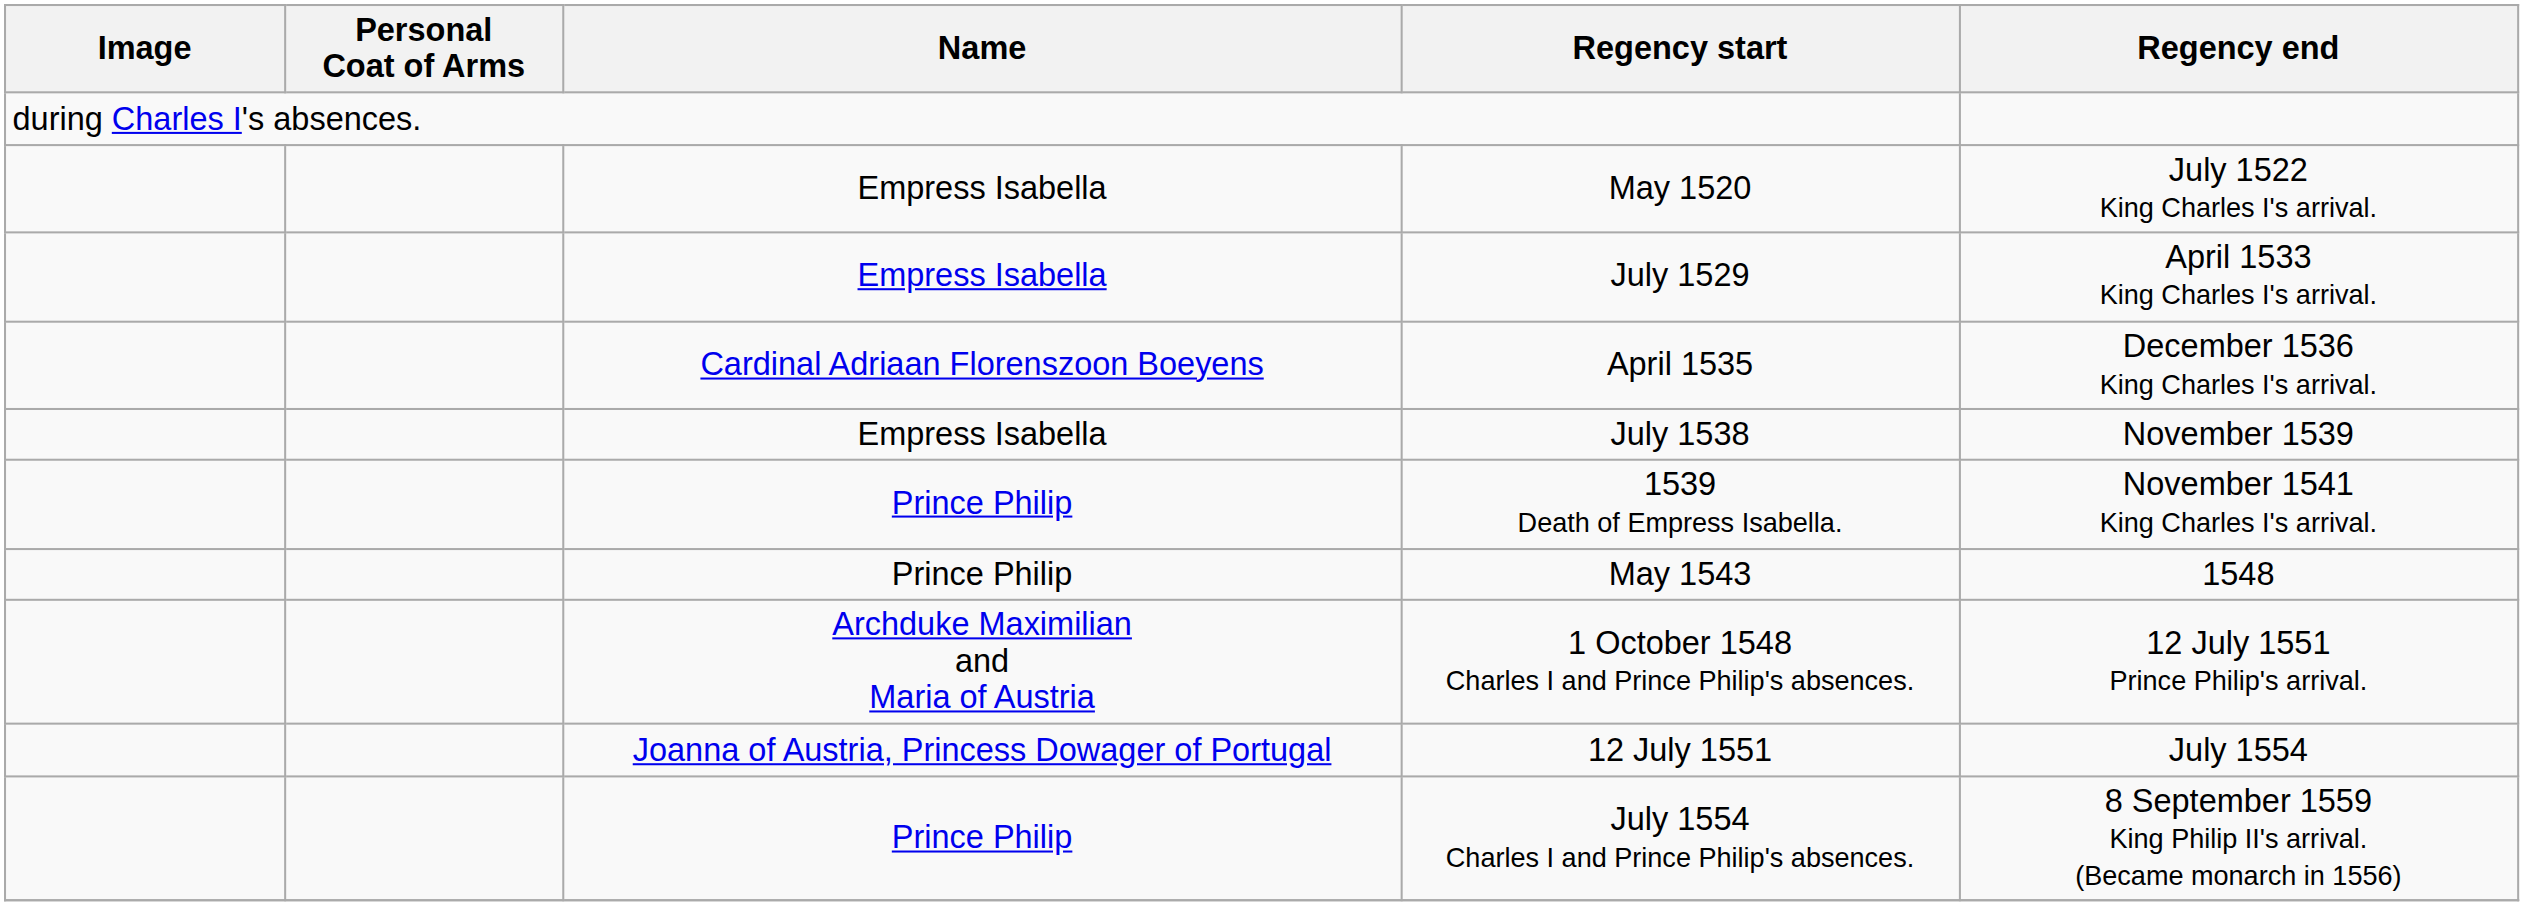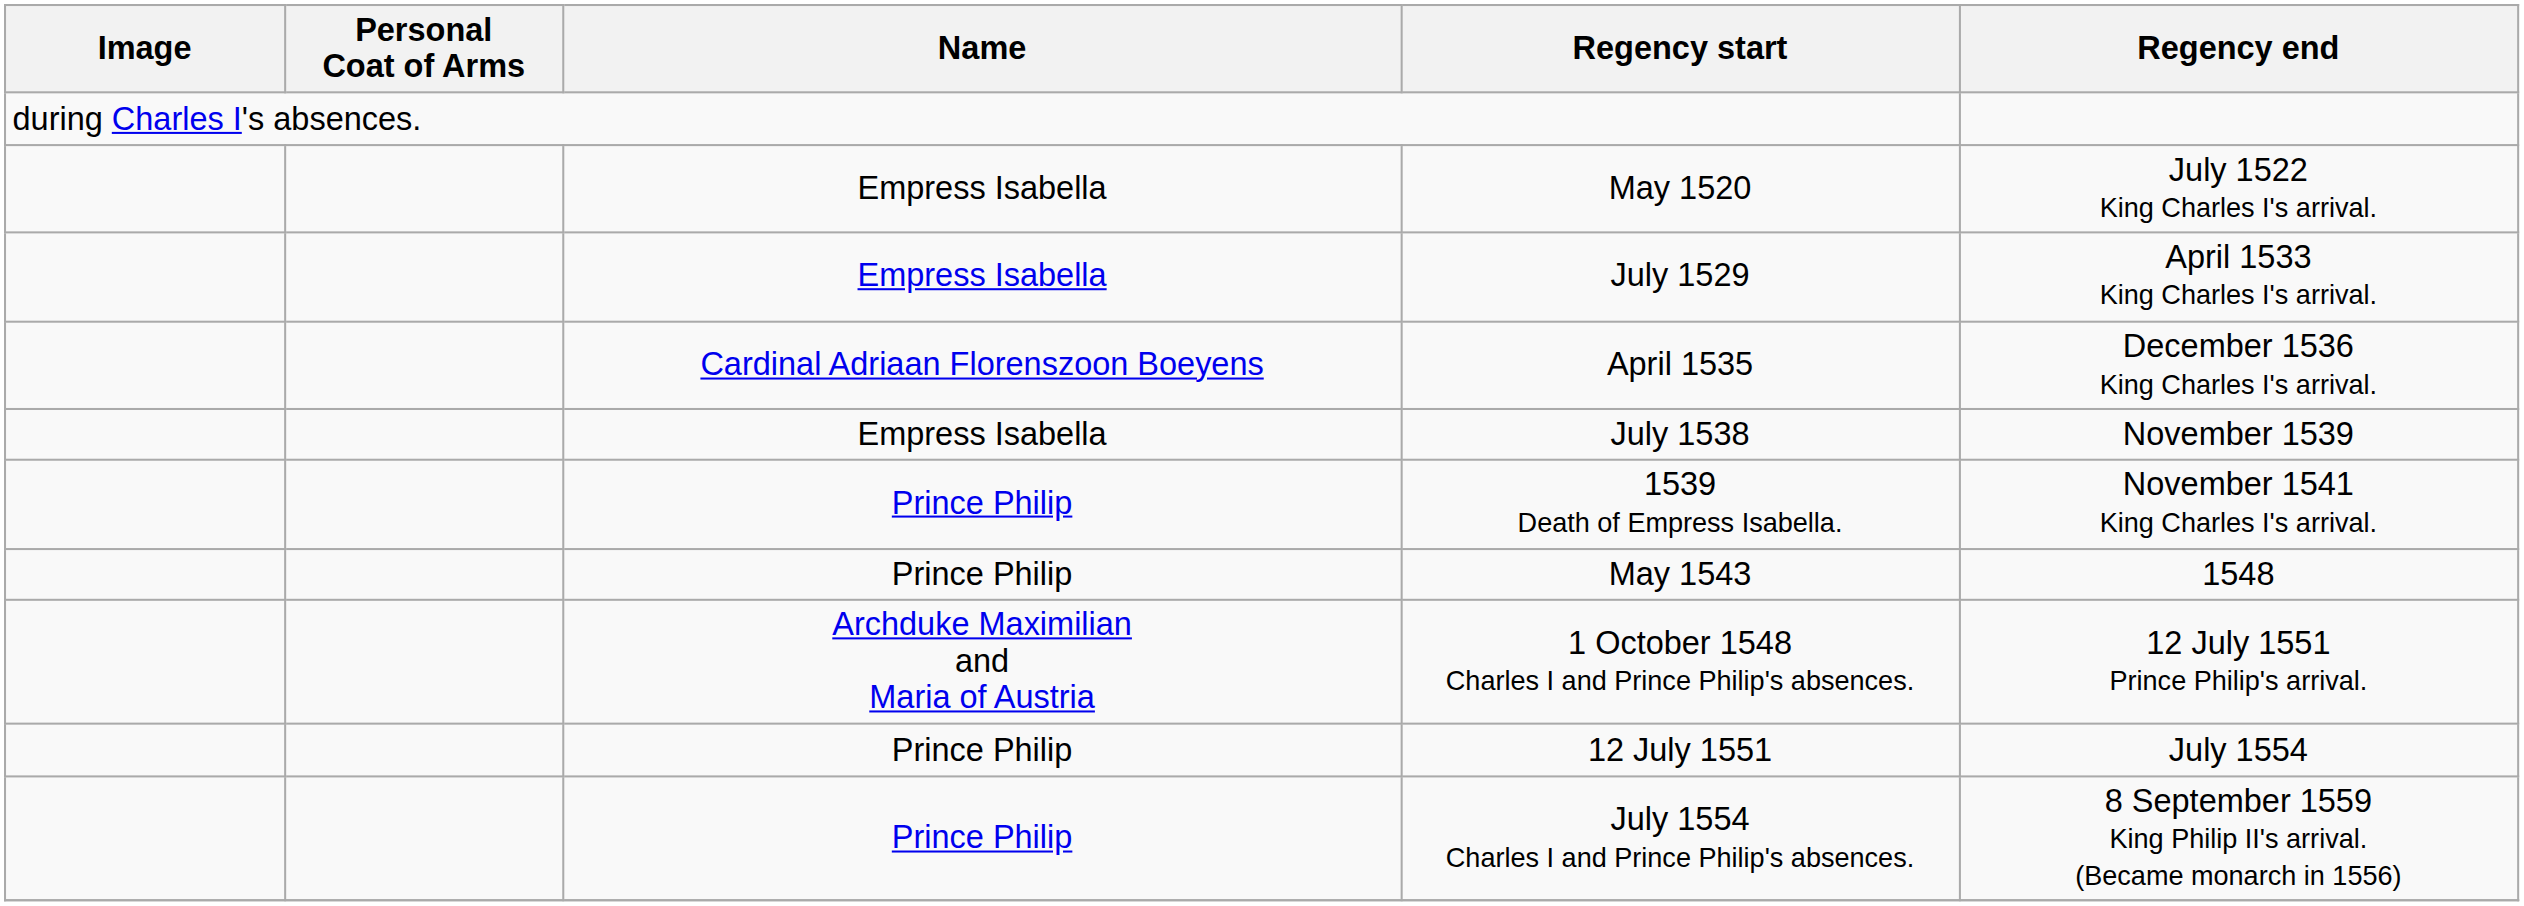(982, 749) Joanna of Austria, Princess Dowager of Portugal -> (982, 749) Prince Philip
